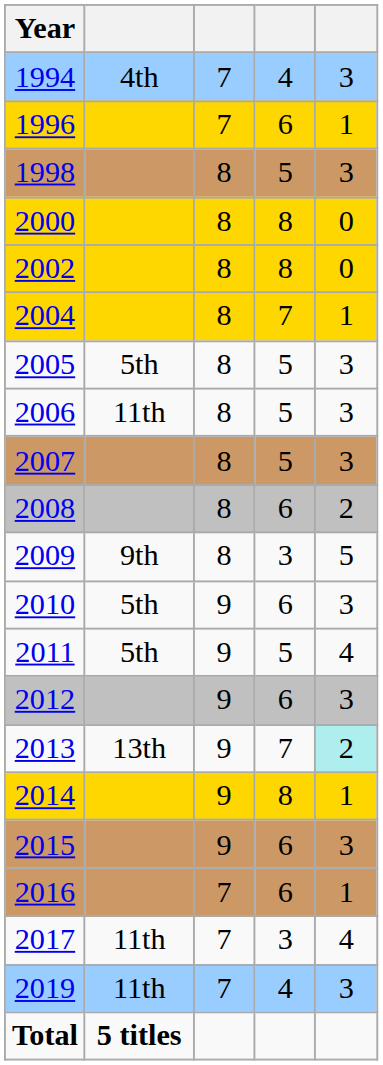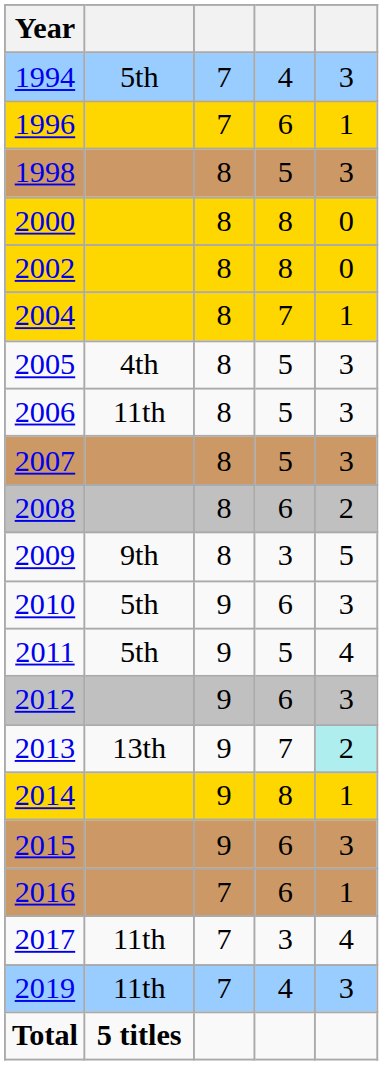(139, 76) 4th -> (139, 76) 5th
(139, 364) 5th -> (139, 364) 4th
